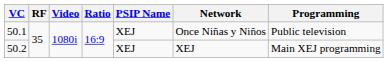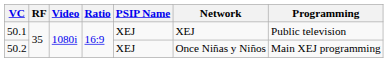(221, 31) Once Niñas y Niños -> (185, 31) XEJ
(185, 48) XEJ -> (221, 48) Once Niñas y Niños
